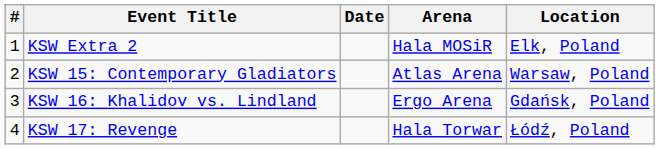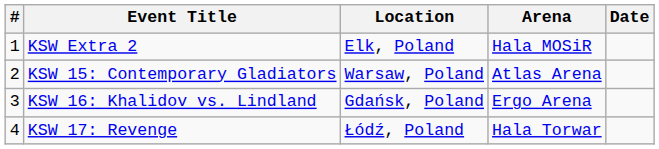columns swapped: (364, 18) <-> (580, 18)
